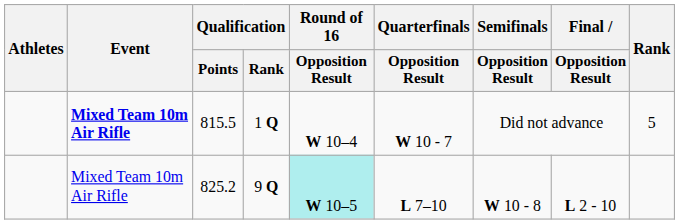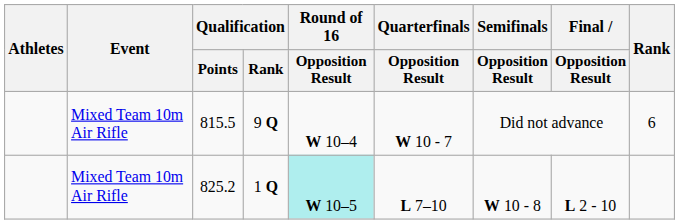(130, 123) bold -> (127, 123) normal
(266, 123) 1 Q -> (266, 123) 9 Q
(652, 123) 5 -> (652, 123) 6
(266, 187) 9 Q -> (266, 187) 1 Q
